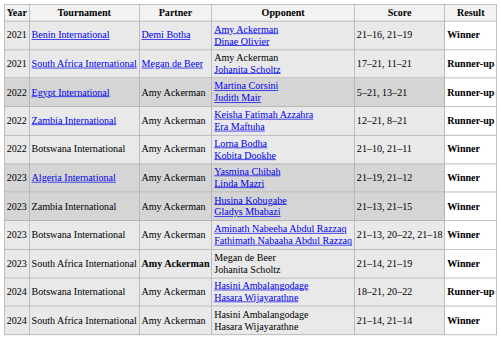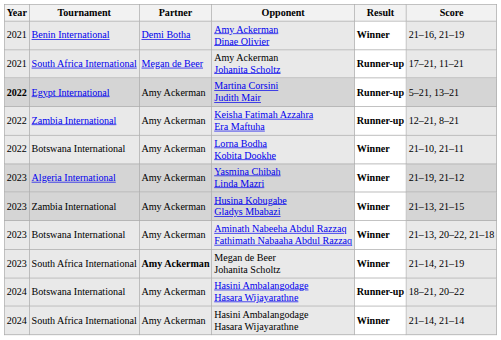columns swapped: (400, 13) <-> (471, 13)
(17, 92) normal -> (17, 92) bold
